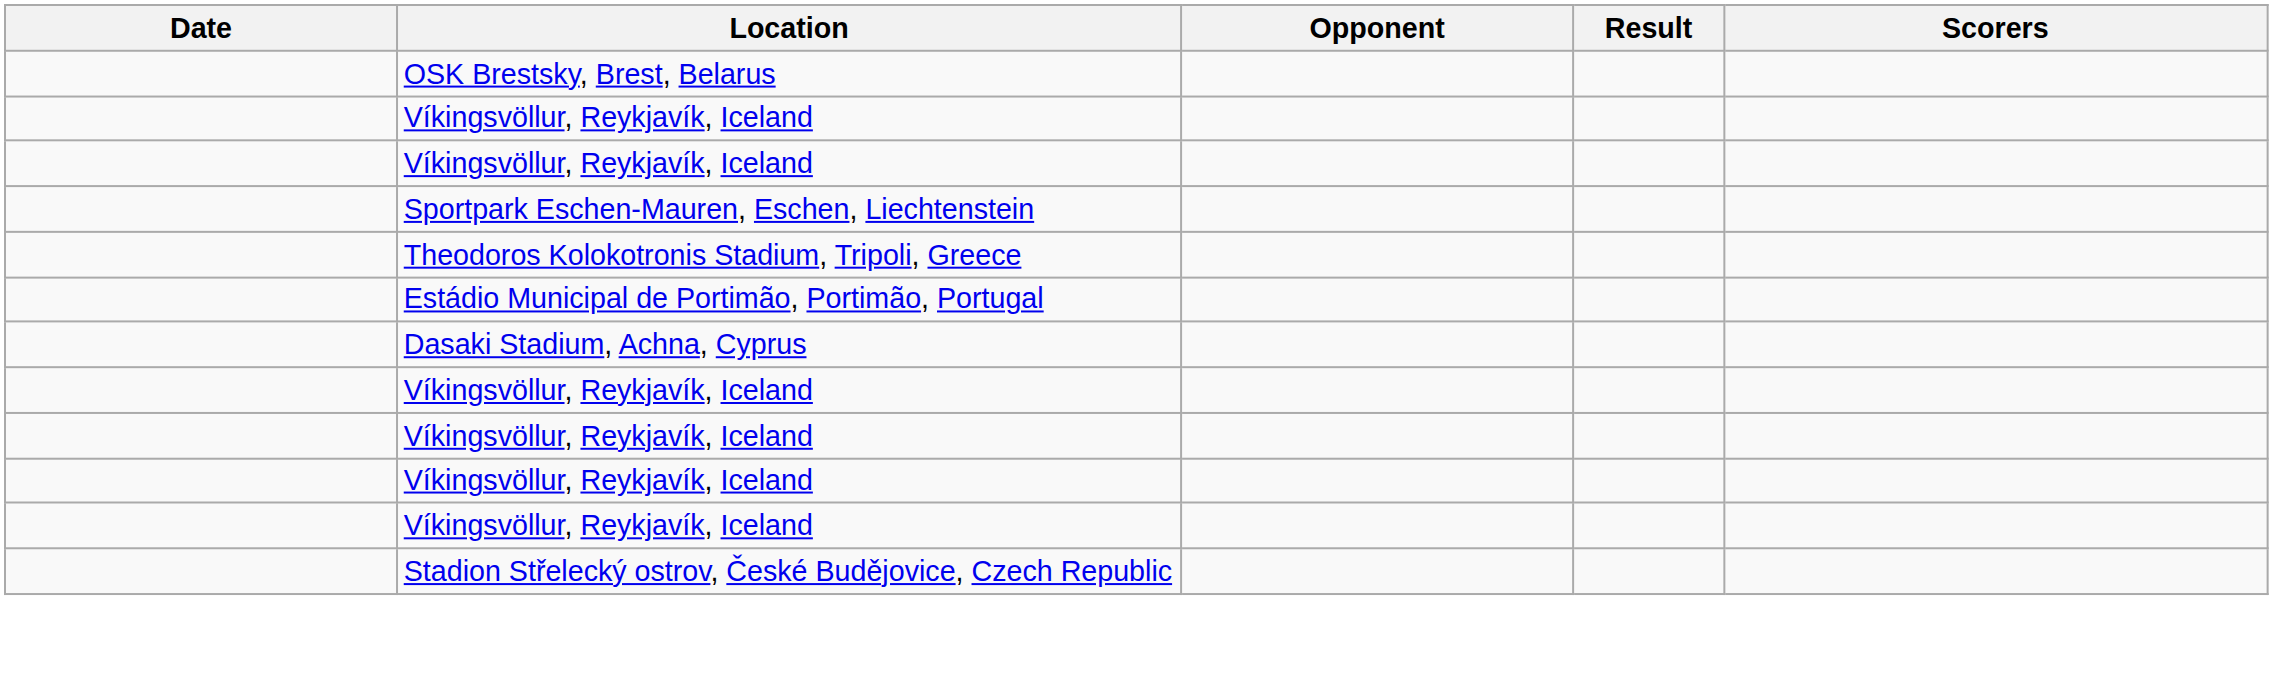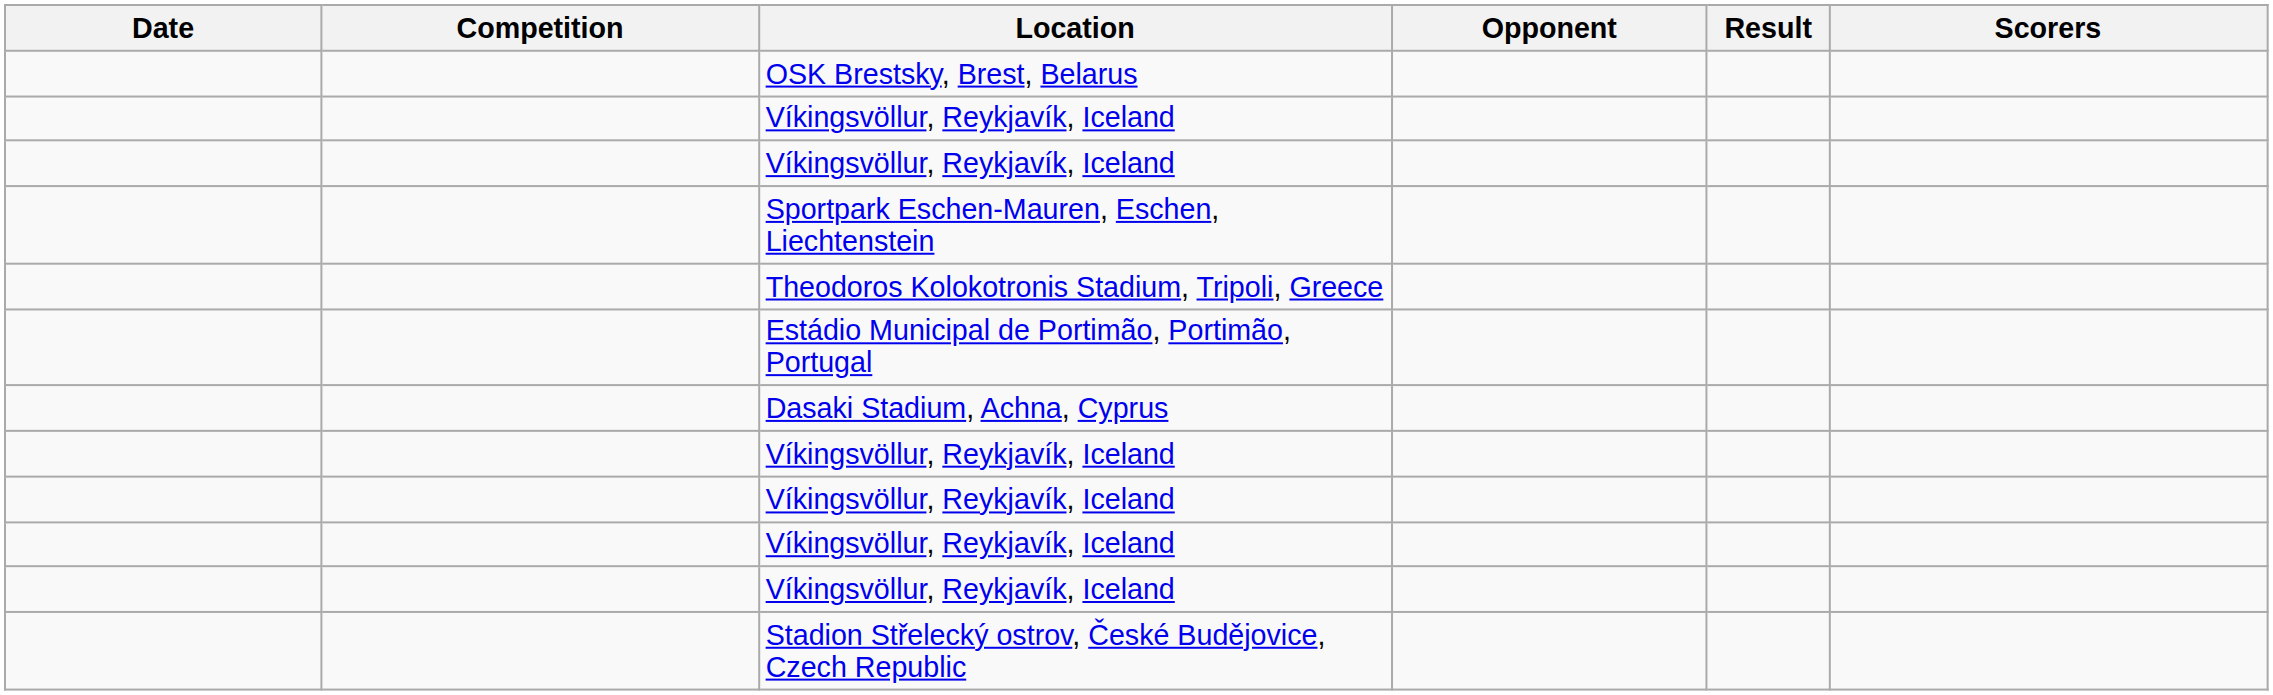+ column: (540, 28)
